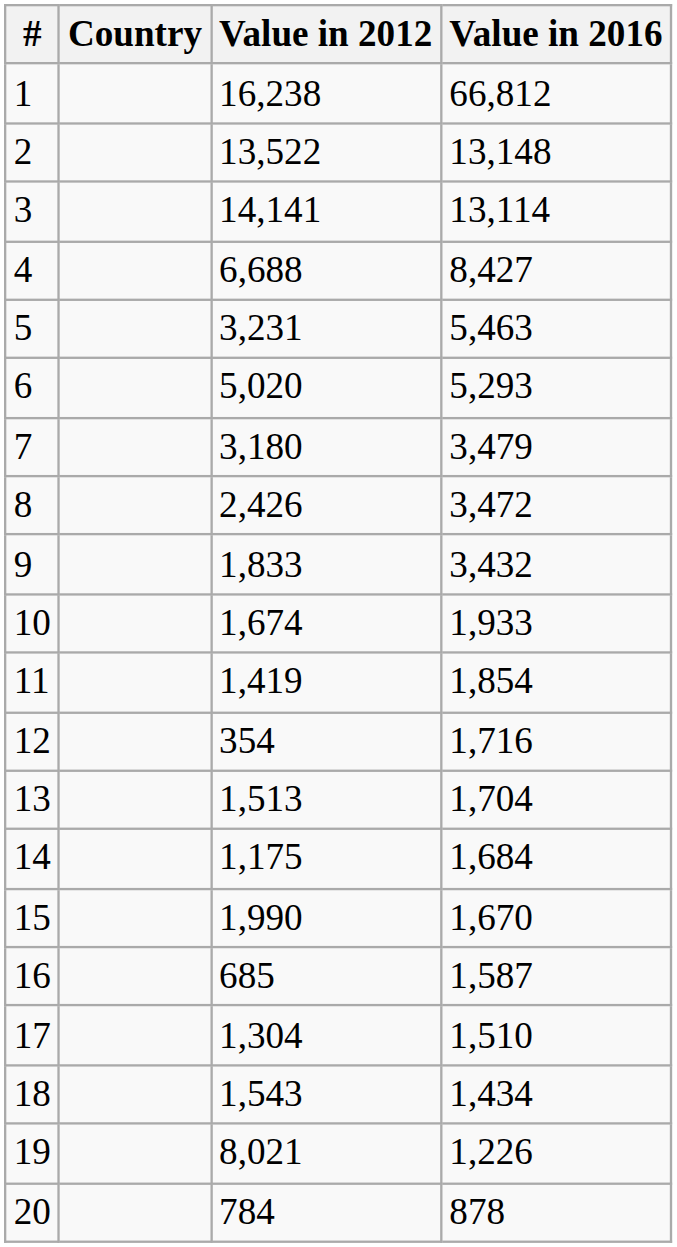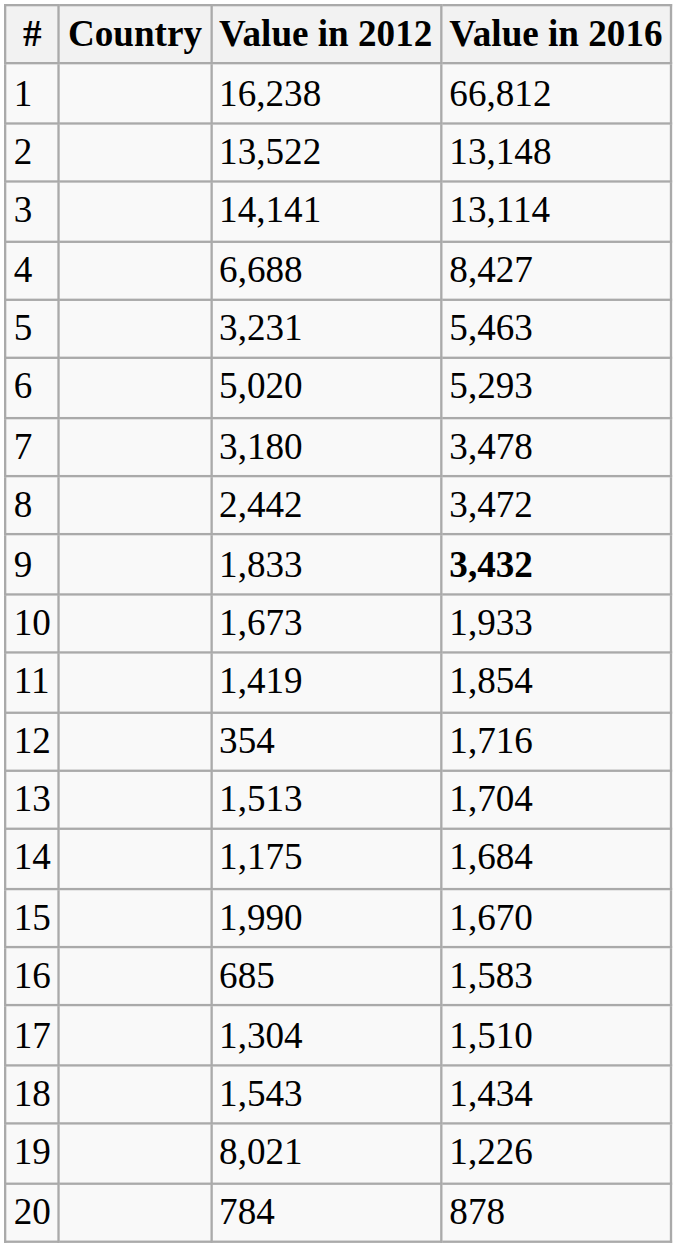(491, 446) 3,479 -> (491, 446) 3,478
(261, 504) 2,426 -> (261, 504) 2,442
(491, 563) normal -> (491, 563) bold
(261, 622) 1,674 -> (261, 622) 1,673
(491, 975) 1,587 -> (491, 975) 1,583
